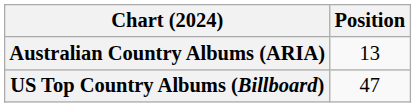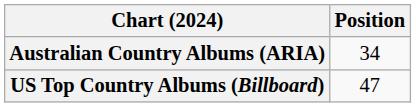(370, 53) 13 -> (370, 53) 34
